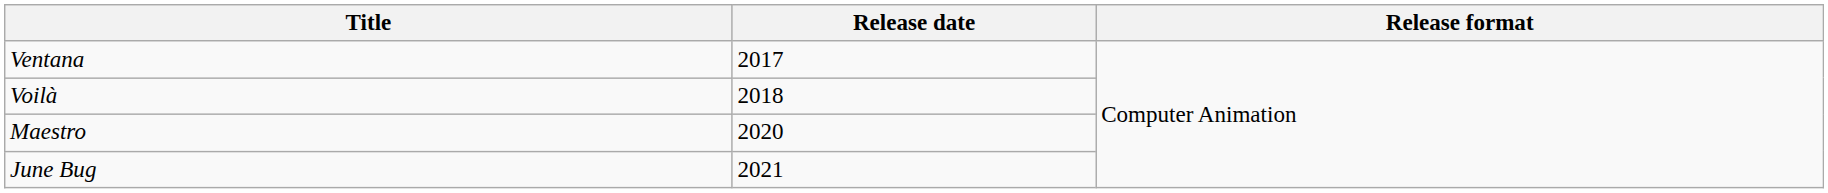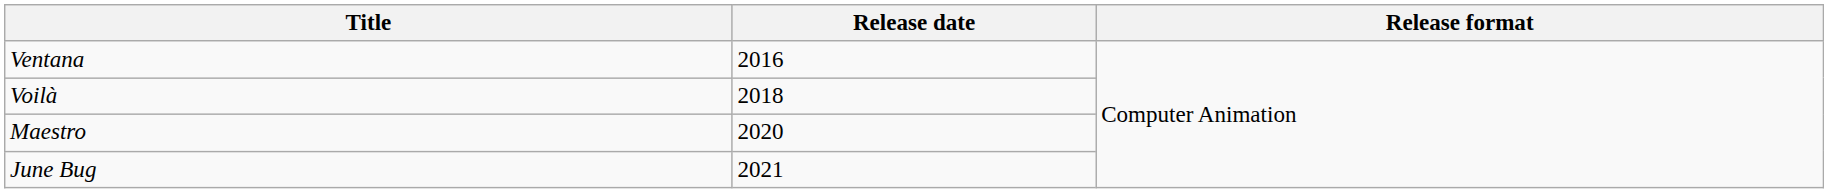(761, 59) 2017 -> (761, 59) 2016
